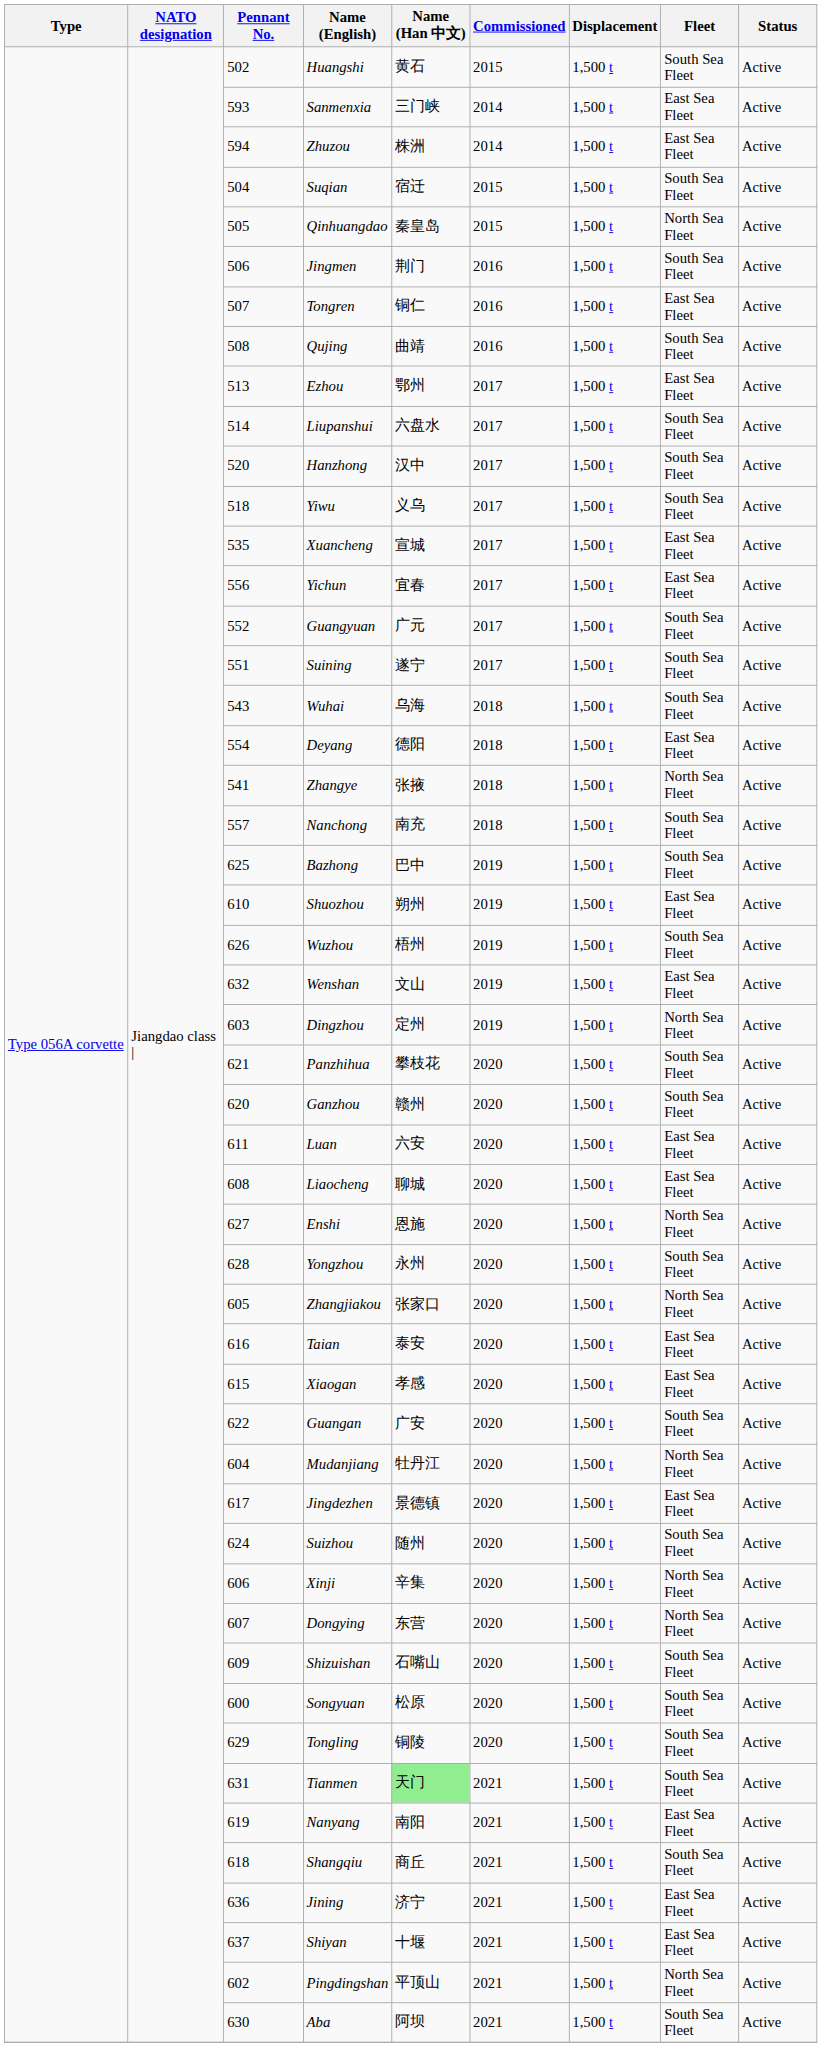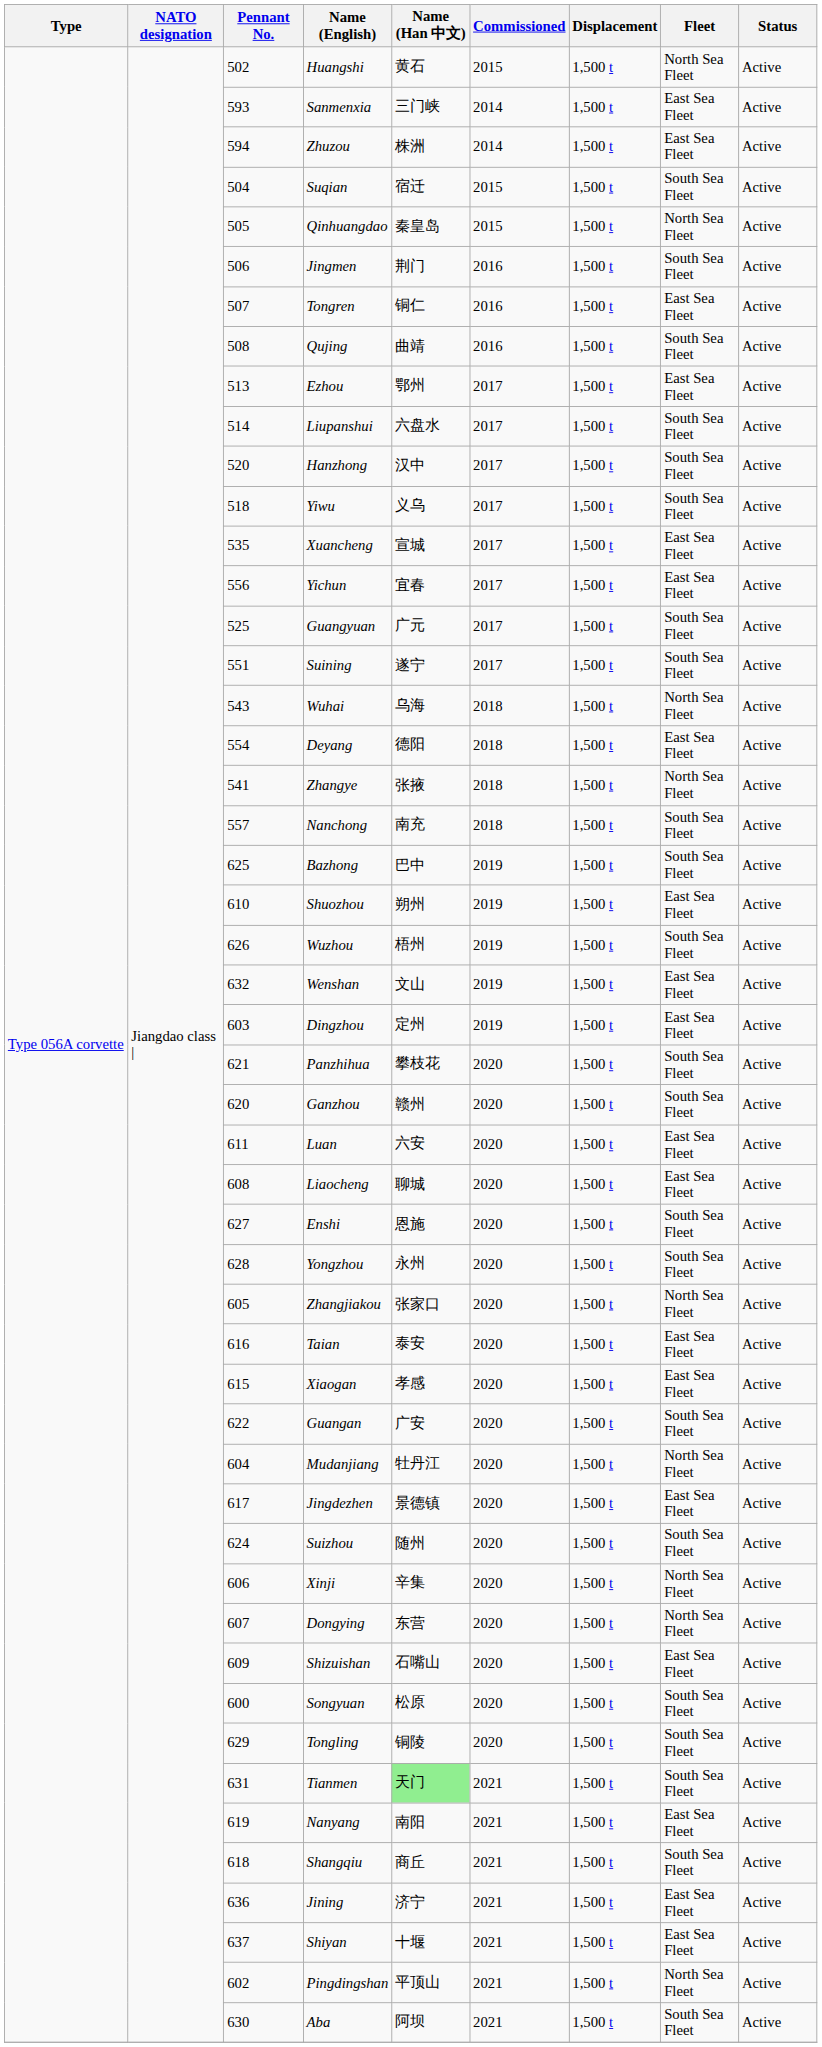(694, 67) South Sea Fleet -> (694, 67) North Sea Fleet
(238, 625) 552 -> (238, 625) 525
(694, 705) South Sea Fleet -> (694, 705) North Sea Fleet
(694, 1024) North Sea Fleet -> (689, 1024) East Sea Fleet
(694, 1224) North Sea Fleet -> (694, 1224) South Sea Fleet
(694, 1663) South Sea Fleet -> (689, 1663) East Sea Fleet
